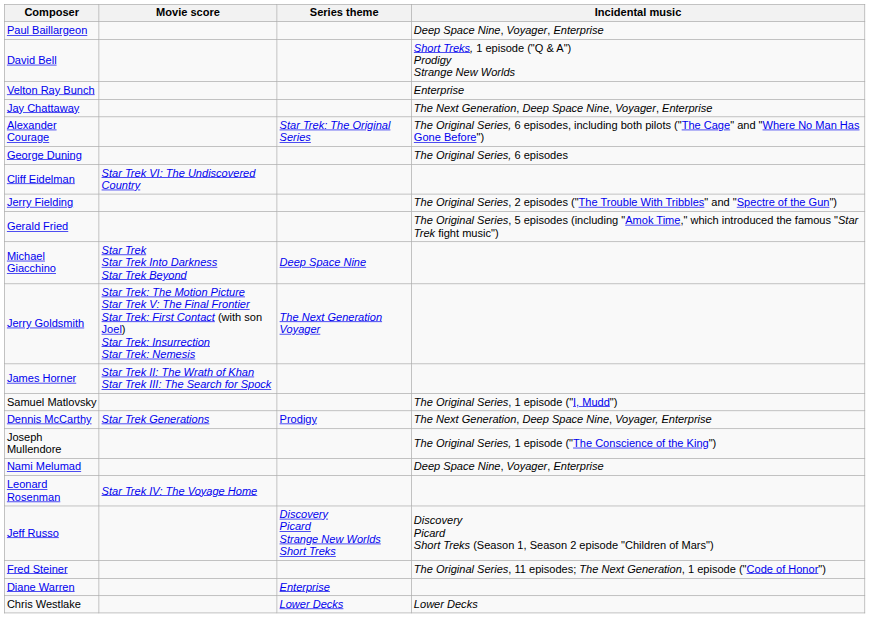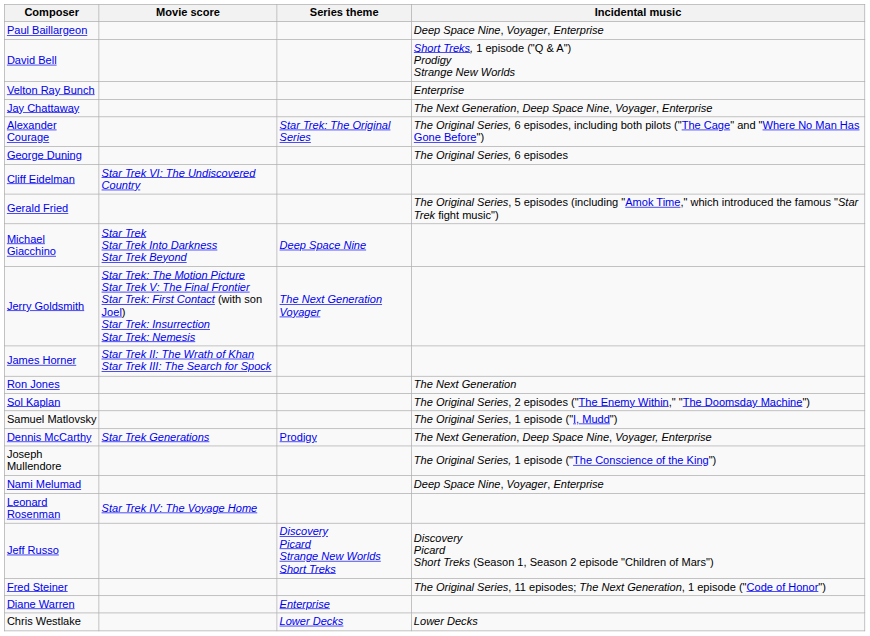- row: (40, 203)
+ row: (33, 384)
+ row: (34, 402)
